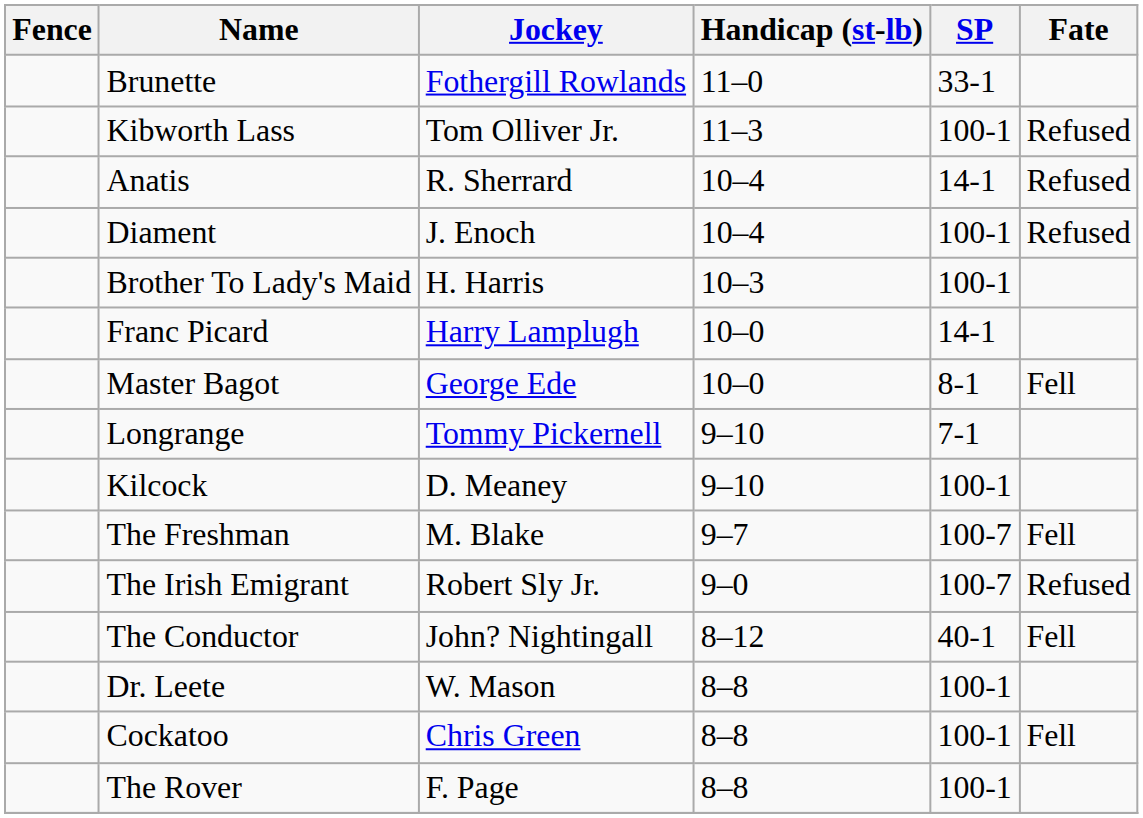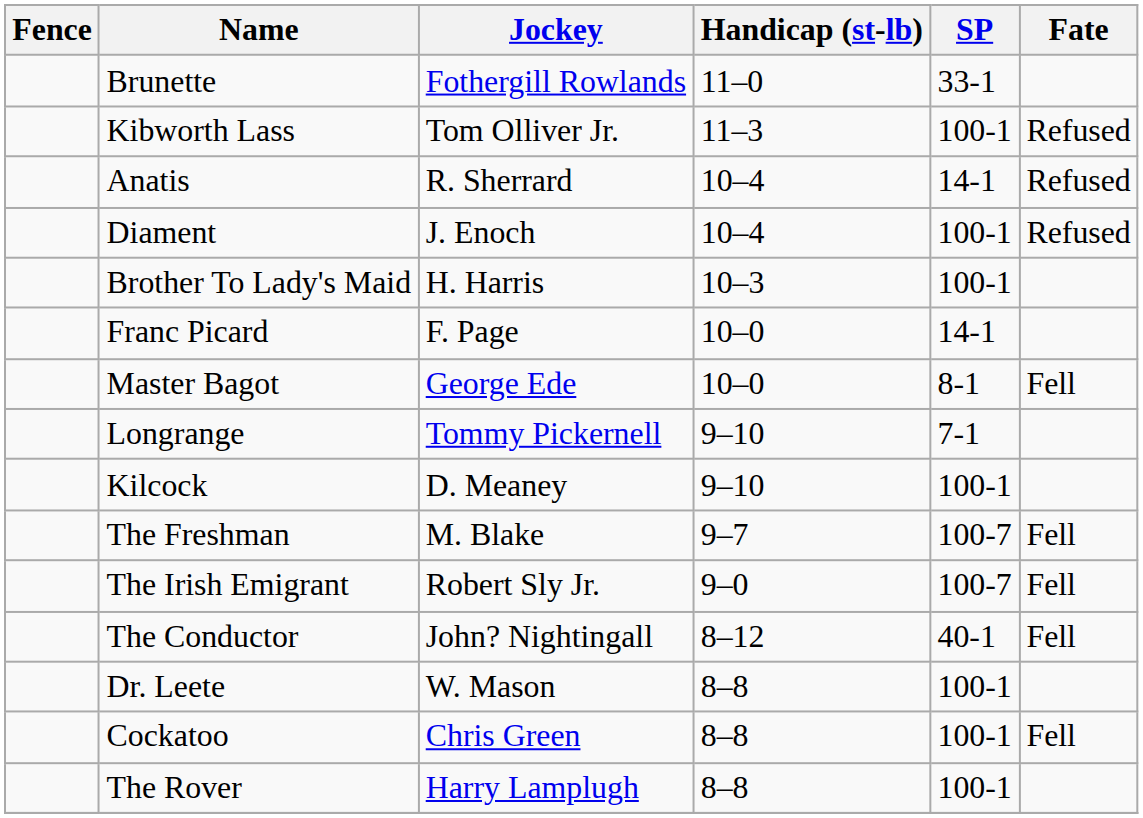(532, 332) Harry Lamplugh -> (472, 332) F. Page
(1079, 585) Refused -> (1051, 585) Fell
(472, 787) F. Page -> (532, 787) Harry Lamplugh
